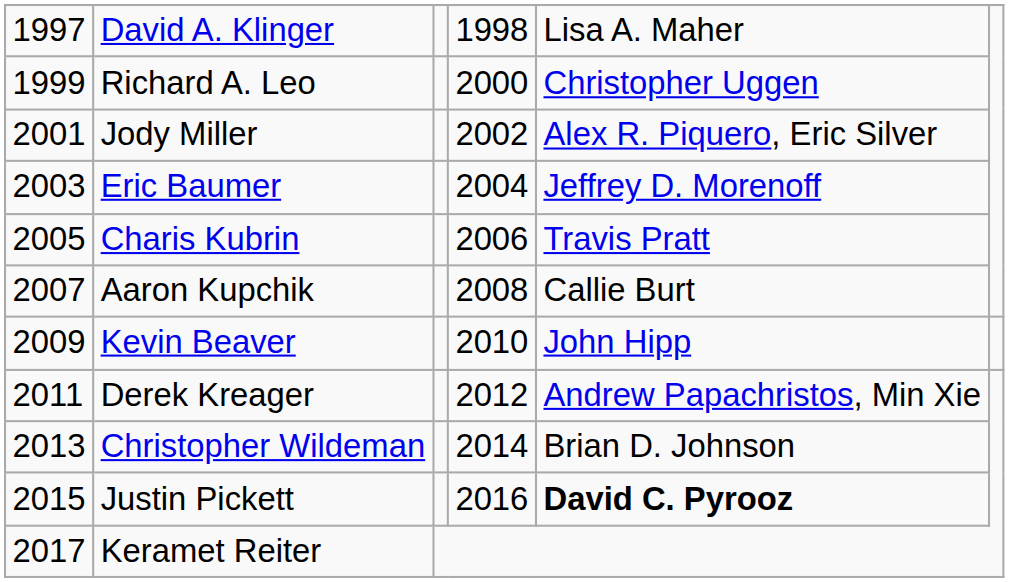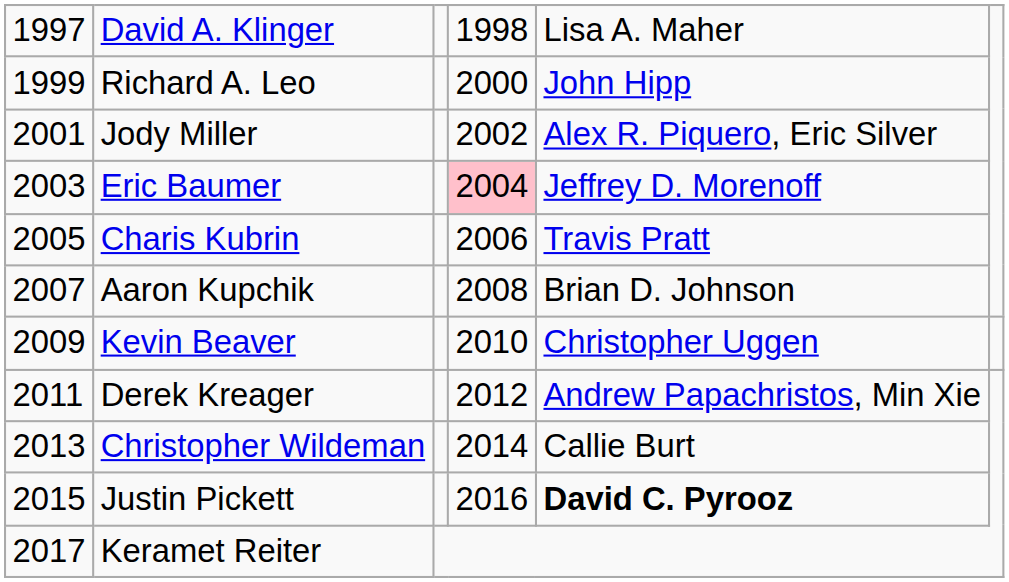(681, 82) Christopher Uggen -> (617, 82) John Hipp
(492, 186) no background -> (492, 186) pink background
(619, 290) Callie Burt -> (669, 290) Brian D. Johnson
(617, 342) John Hipp -> (681, 342) Christopher Uggen
(669, 446) Brian D. Johnson -> (619, 446) Callie Burt
